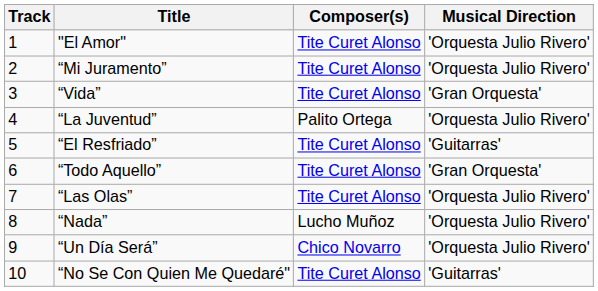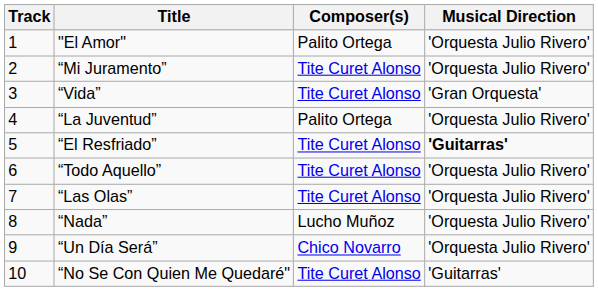(359, 42) Tite Curet Alonso -> (345, 42) Palito Ortega
(465, 145) normal -> (468, 145) bold
(485, 171) 'Gran Orquesta' -> (509, 171) 'Orquesta Julio Rivero'
